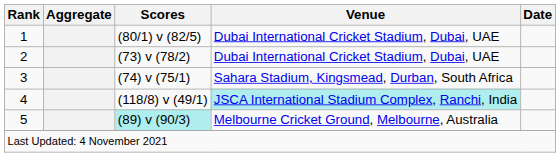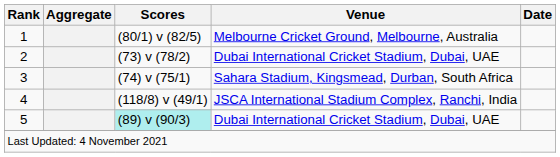(357, 36) Dubai International Cricket Stadium, Dubai, UAE -> (356, 36) Melbourne Cricket Ground, Melbourne, Australia
(365, 99) paleturquoise background -> (365, 99) no background
(356, 120) Melbourne Cricket Ground, Melbourne, Australia -> (357, 120) Dubai International Cricket Stadium, Dubai, UAE
